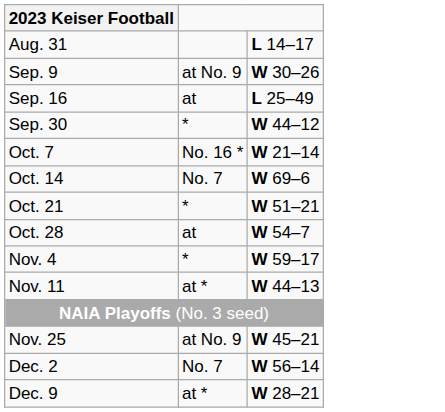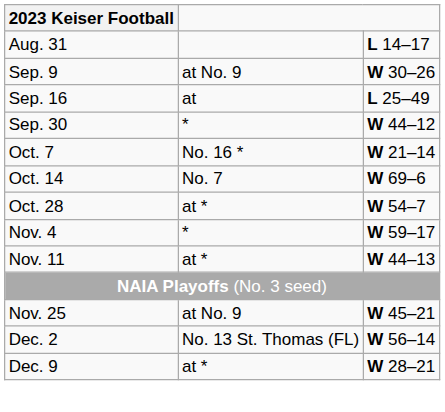- row: (36, 205)
(189, 232) at -> (195, 205) at *
(202, 366) No. 7 -> (271, 339) No. 13 St. Thomas (FL)
